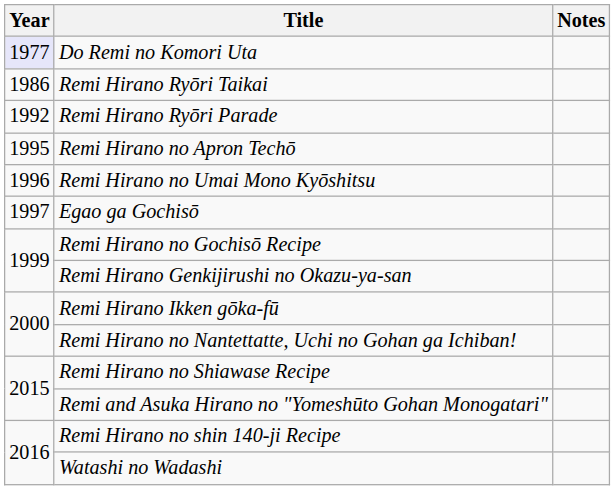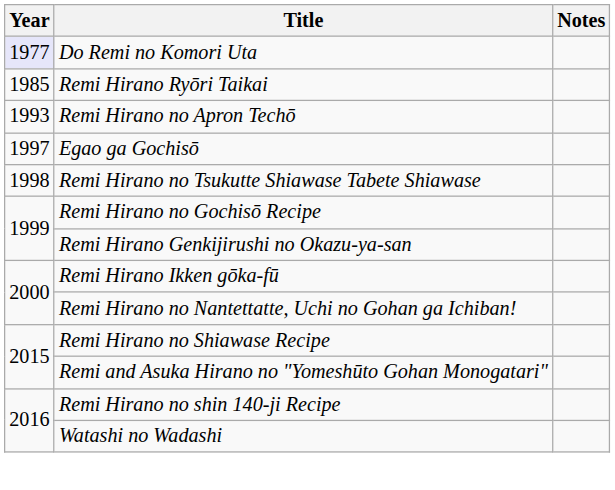(29, 84) 1986 -> (29, 84) 1985
- row: (168, 116)
(29, 148) 1995 -> (29, 116) 1993
- row: (217, 180)
+ row: (270, 180)
